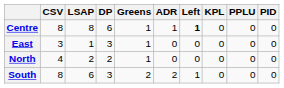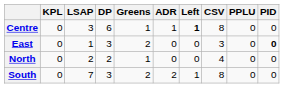columns swapped: (53, 12) <-> (214, 12)
(91, 28) 8 -> (91, 28) 3
(148, 43) 1 -> (148, 43) 2
(274, 43) normal -> (274, 43) bold
(91, 75) 6 -> (91, 75) 7
